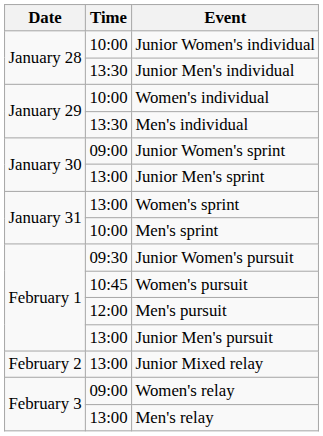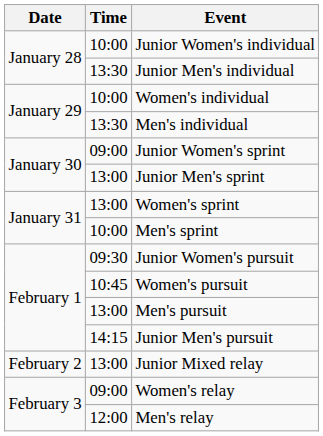(109, 310) 12:00 -> (109, 310) 13:00
(109, 337) 13:00 -> (109, 337) 14:15
(109, 417) 13:00 -> (109, 417) 12:00
